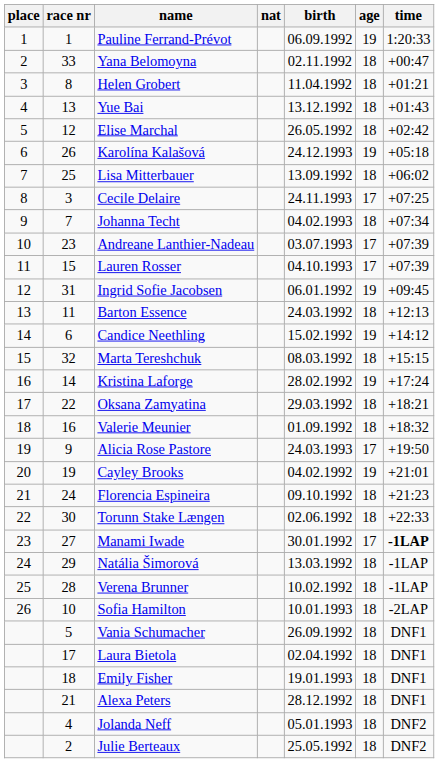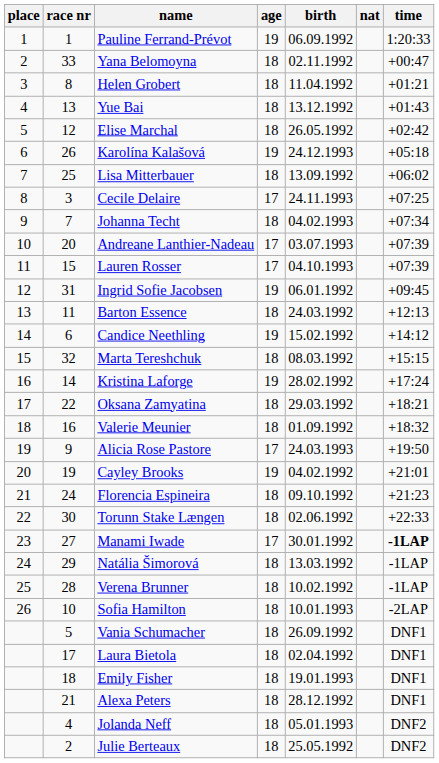columns swapped: (271, 15) <-> (369, 15)
(69, 244) 23 -> (69, 244) 20
